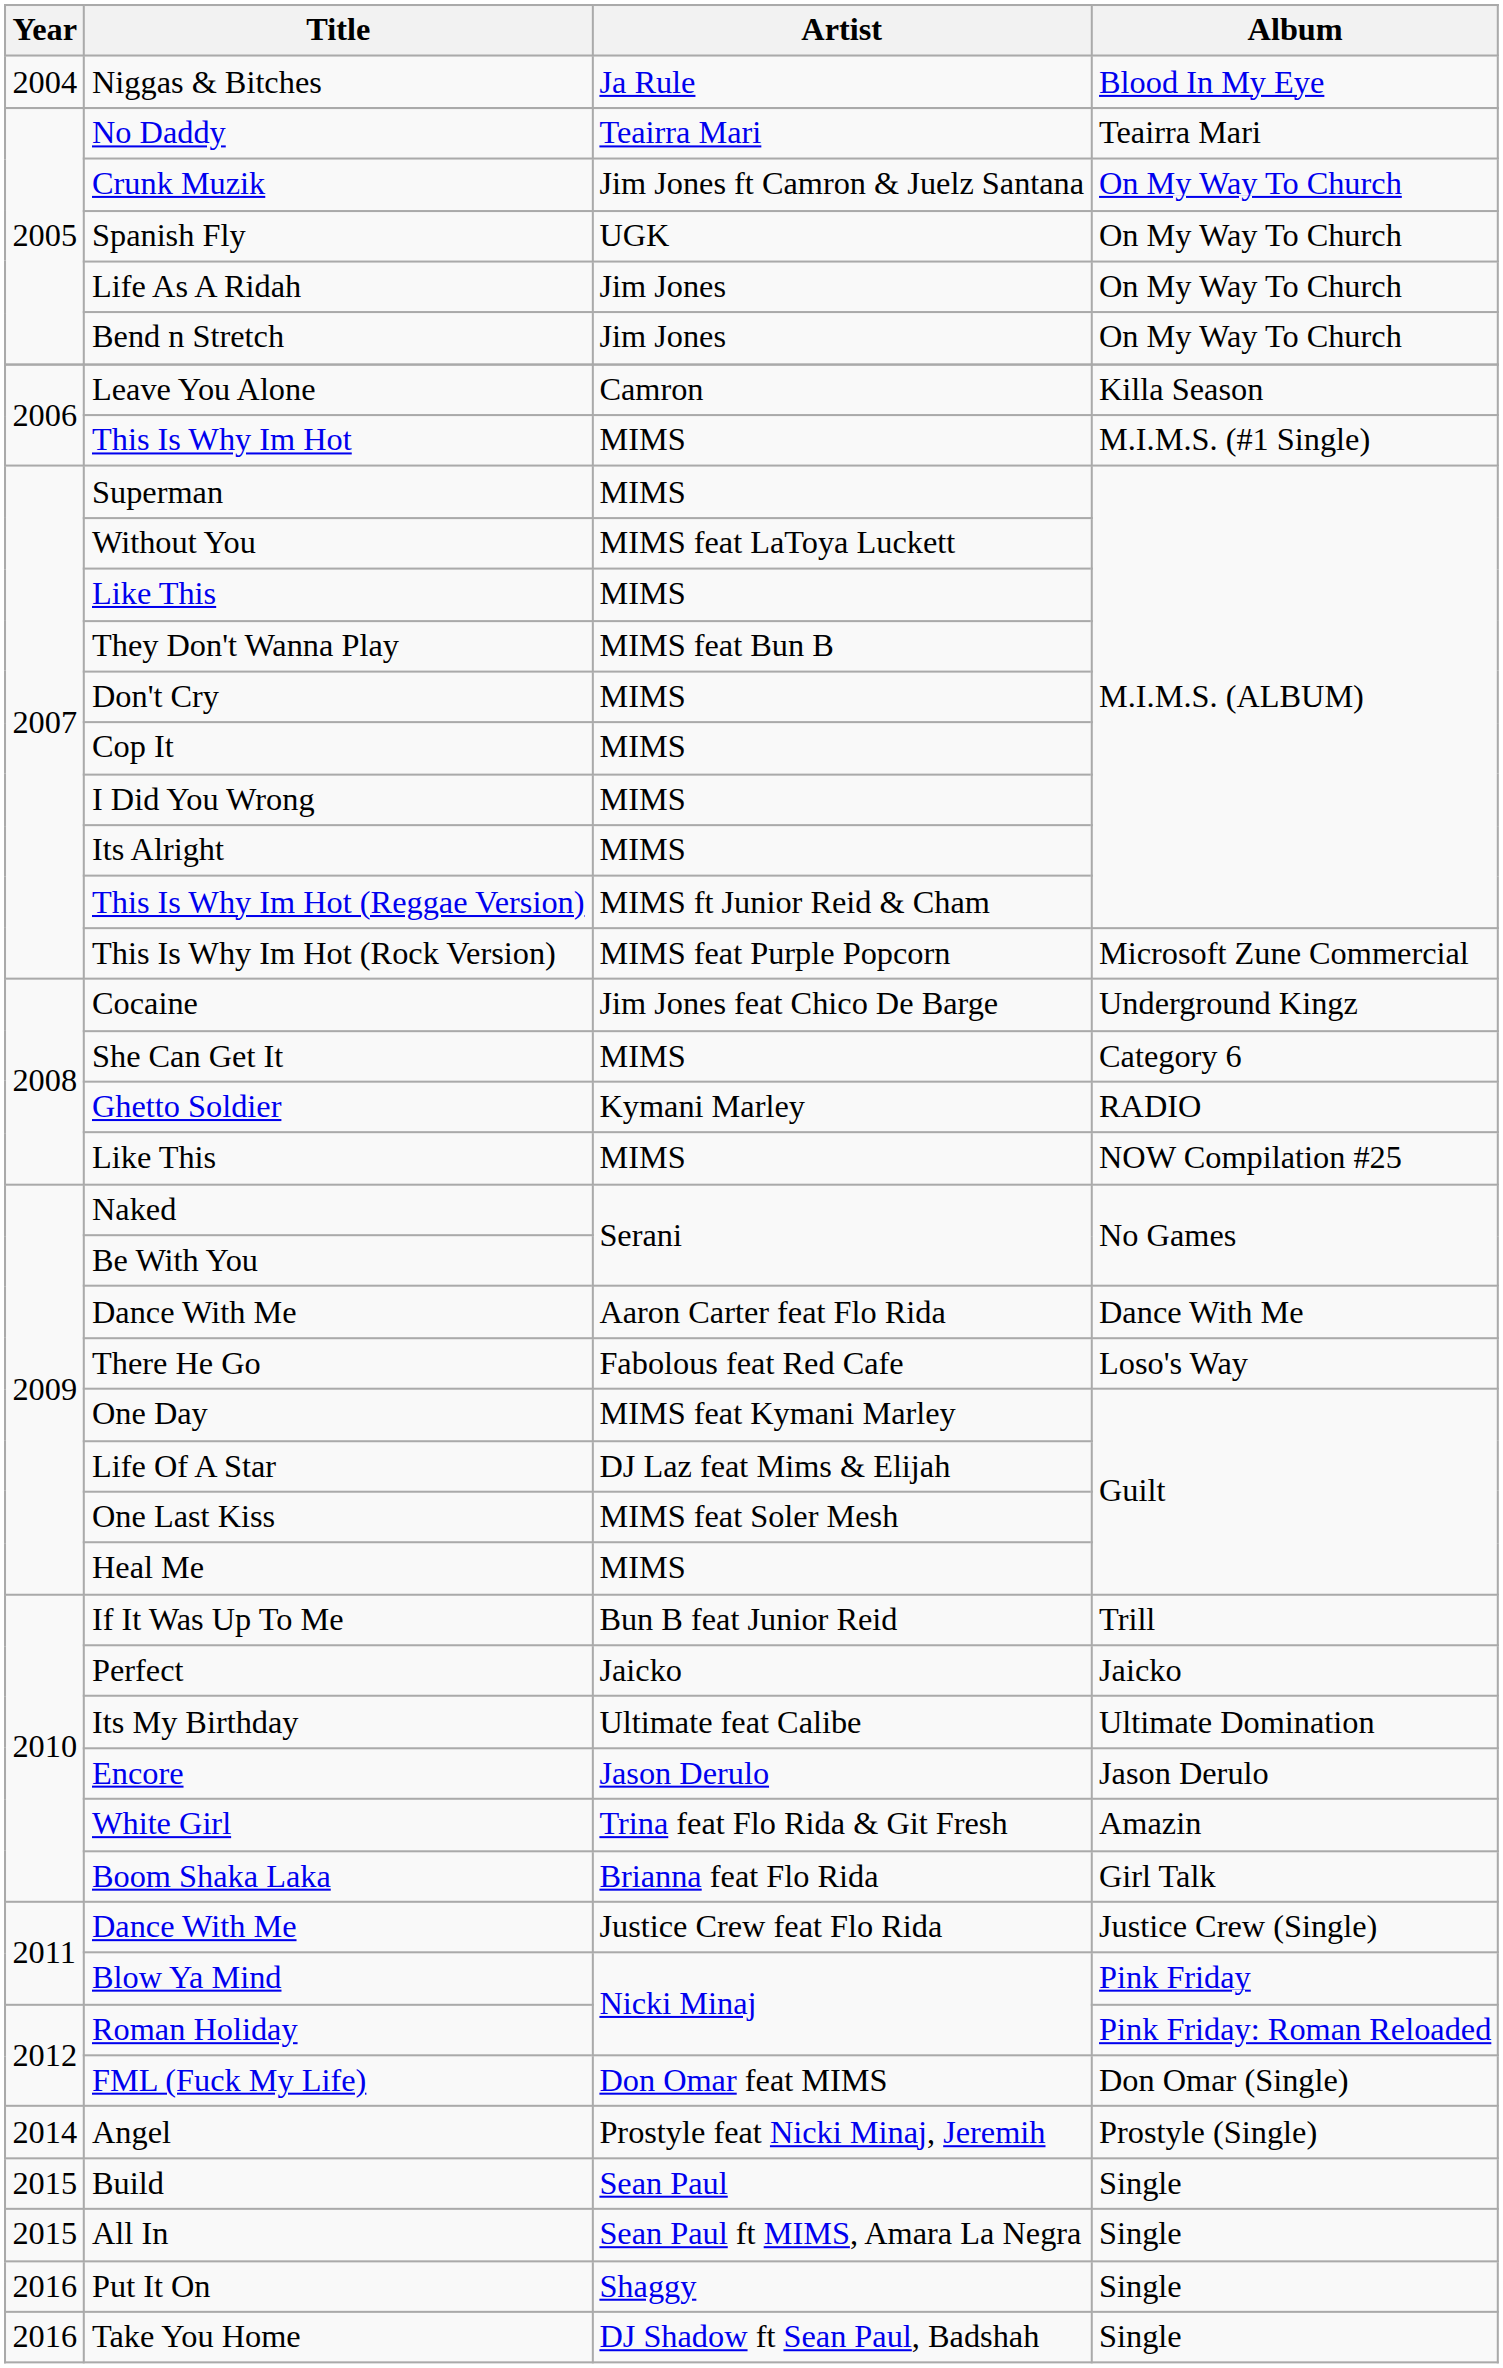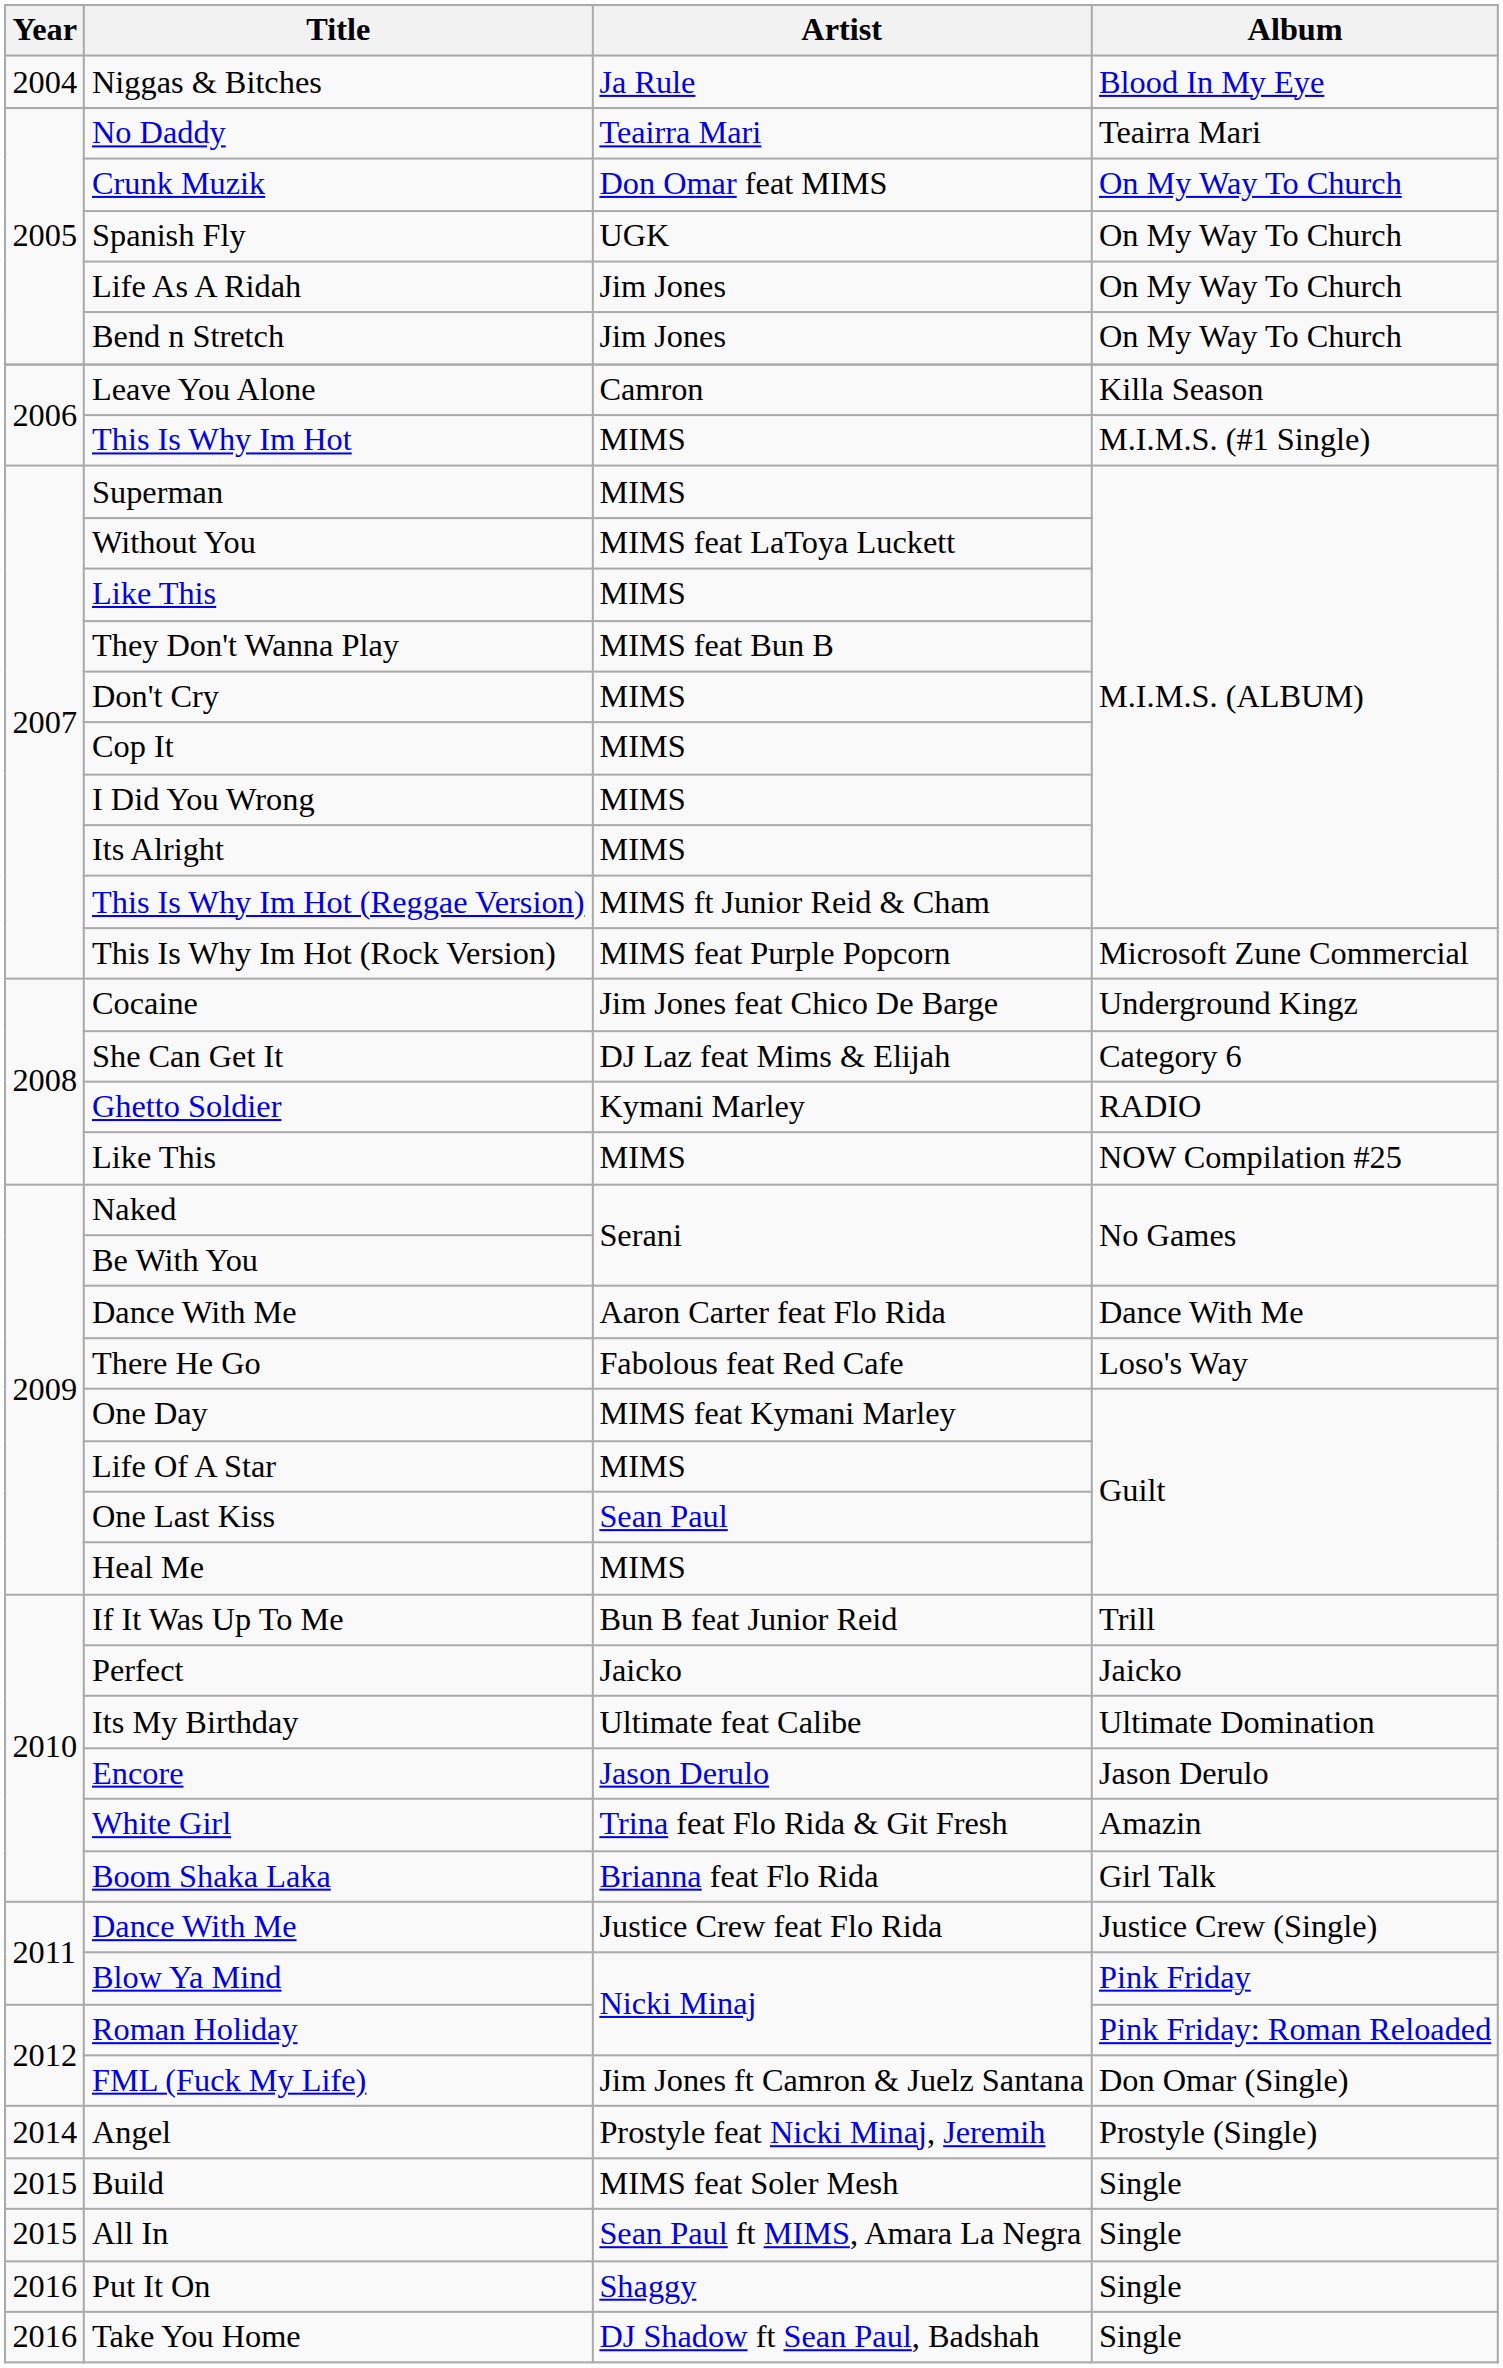(842, 183) Jim Jones ft Camron & Juelz Santana -> (743, 183) Don Omar feat MIMS
(643, 1055) MIMS -> (775, 1055) DJ Laz feat Mims & Elijah
(775, 1465) DJ Laz feat Mims & Elijah -> (643, 1465) MIMS
(749, 1516) MIMS feat Soler Mesh -> (664, 1516) Sean Paul
(743, 2080) Don Omar feat MIMS -> (842, 2080) Jim Jones ft Camron & Juelz Santana
(664, 2182) Sean Paul -> (749, 2182) MIMS feat Soler Mesh
